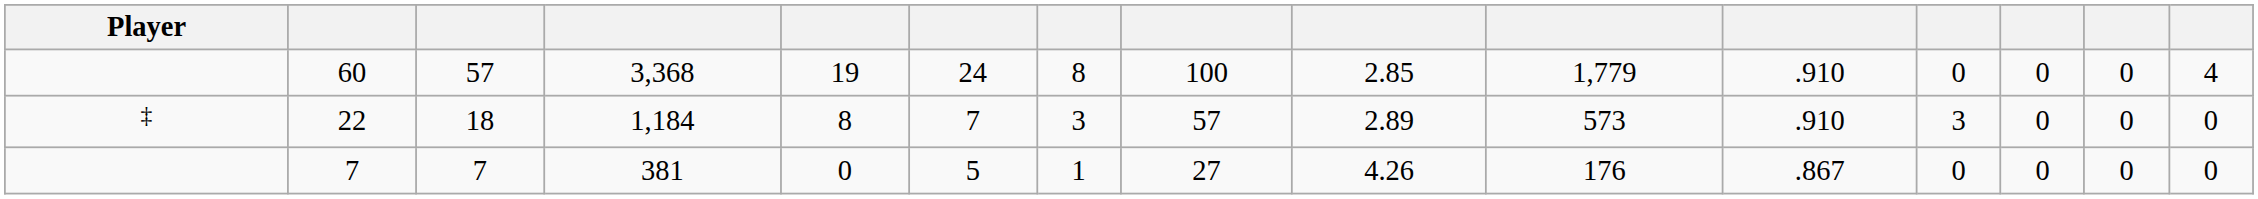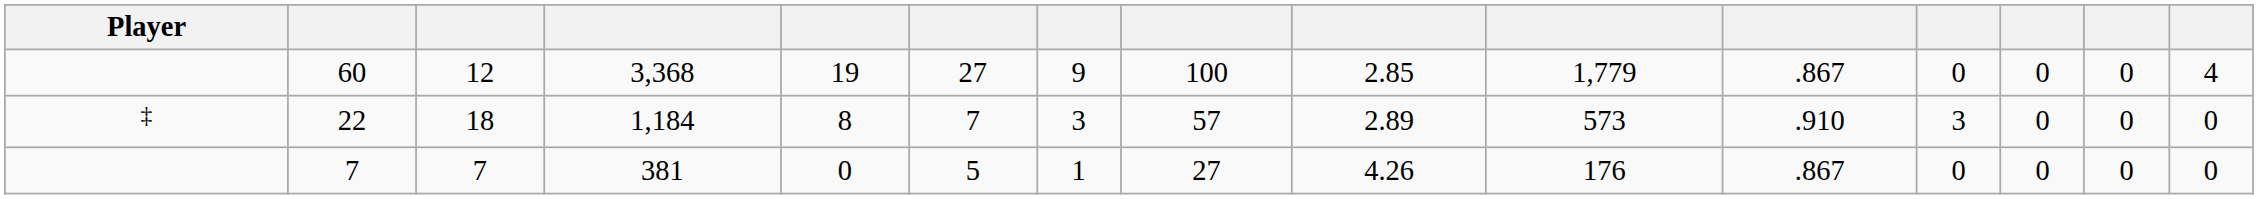(480, 72) 57 -> (480, 72) 12
(973, 72) 24 -> (973, 72) 27
(1079, 72) 8 -> (1079, 72) 9
(1820, 72) .910 -> (1820, 72) .867
